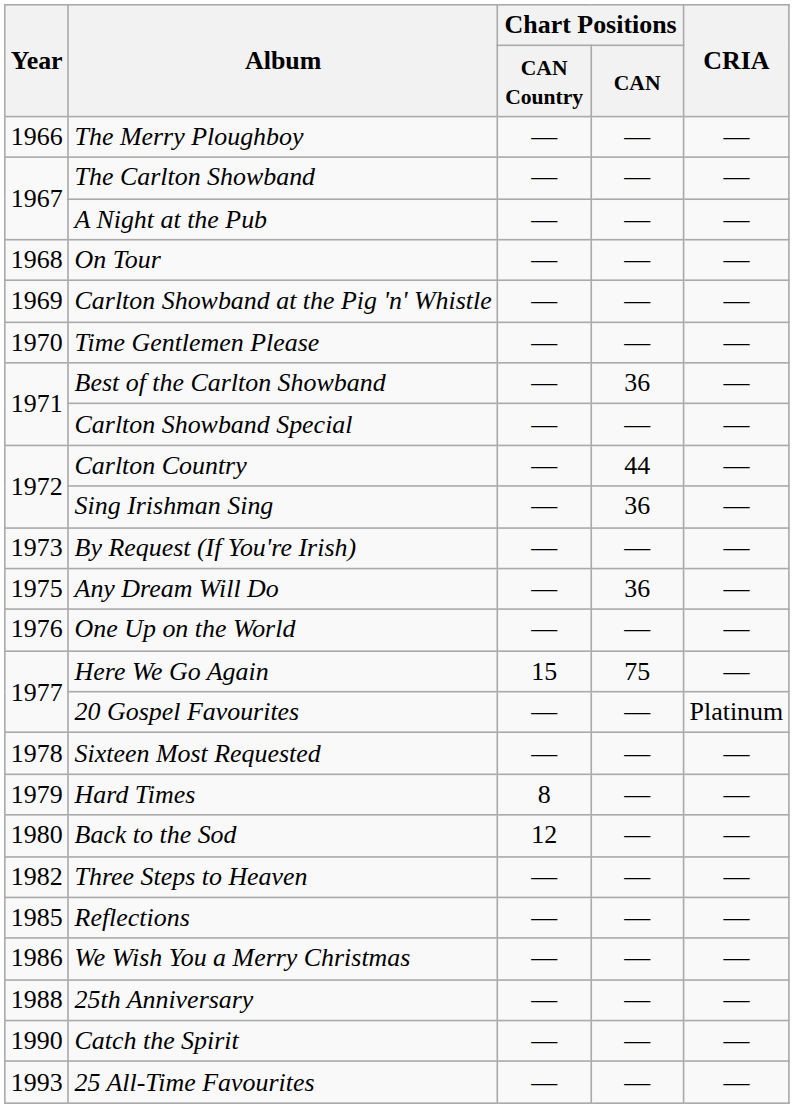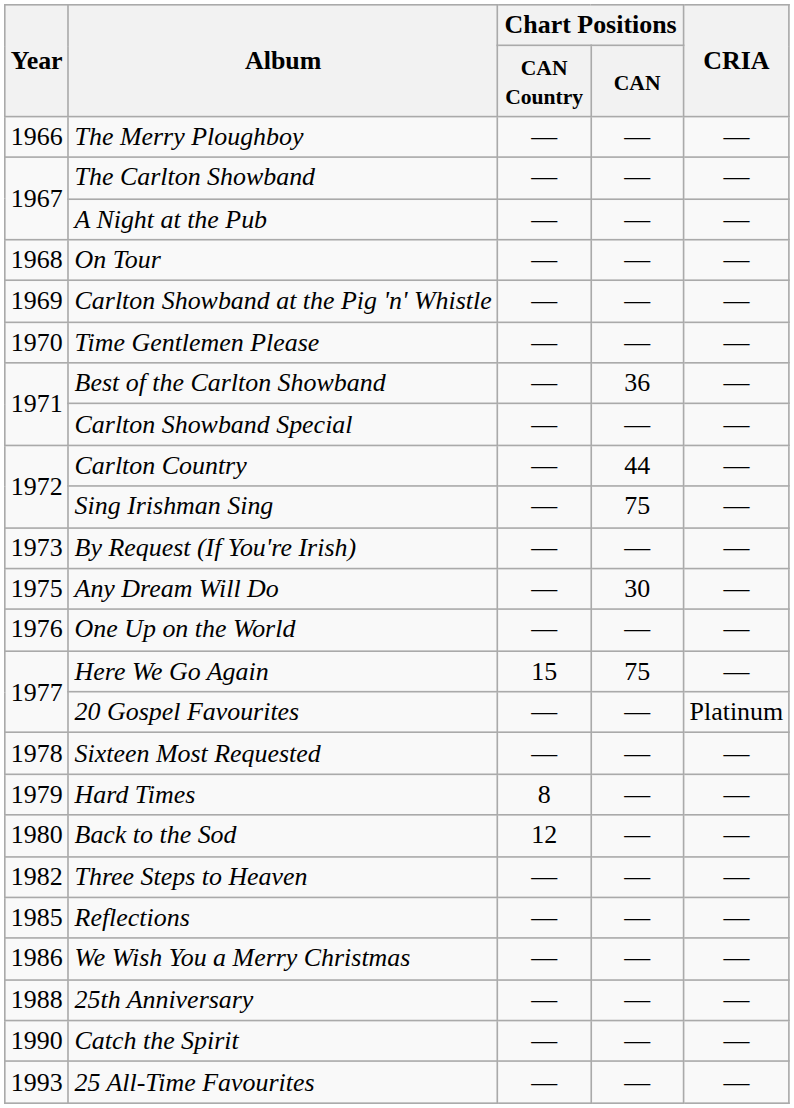(637, 506) 36 -> (637, 506) 75
(637, 588) 36 -> (637, 588) 30
